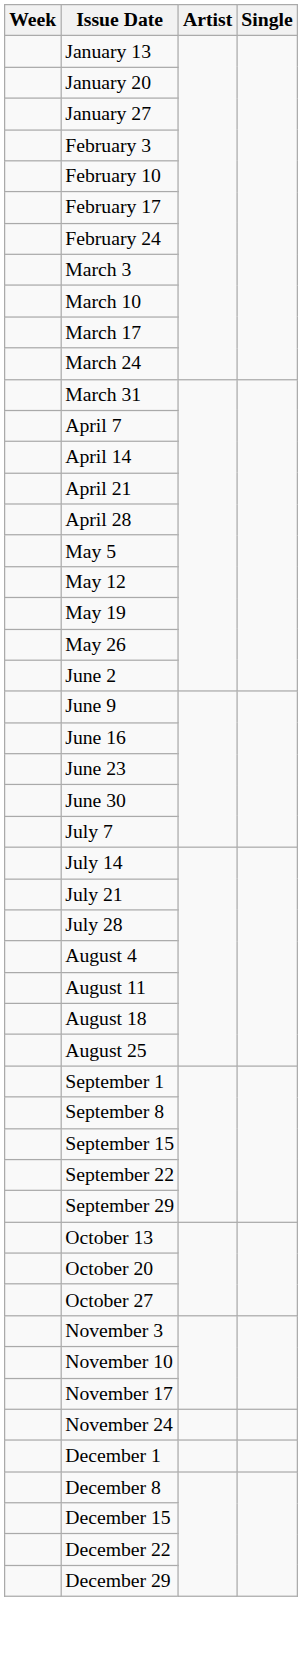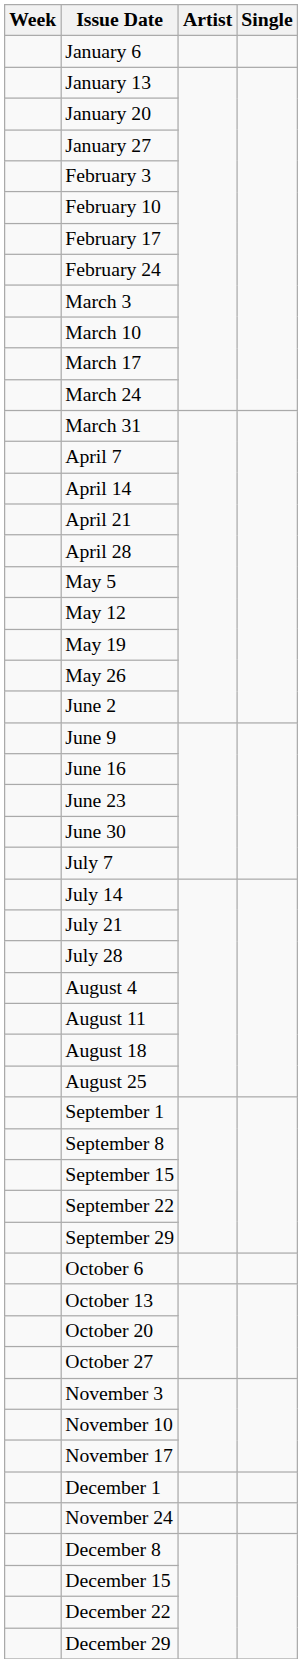+ row: (103, 51)
+ row: (104, 1268)
rows swapped: (119, 1424) <-> (113, 1455)
